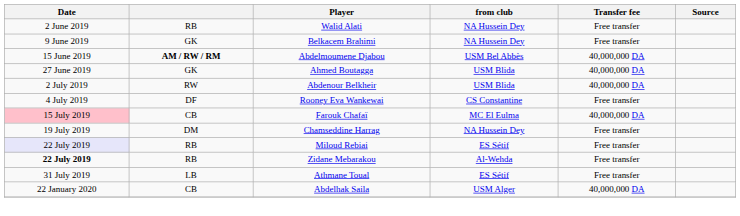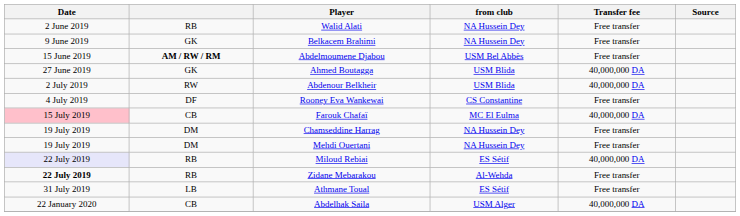(617, 55) 40,000,000 DA -> (617, 55) Free transfer
+ row: (342, 144)
(617, 144) Free transfer -> (617, 159) 40,000,000 DA
